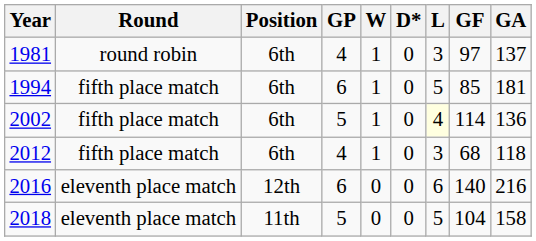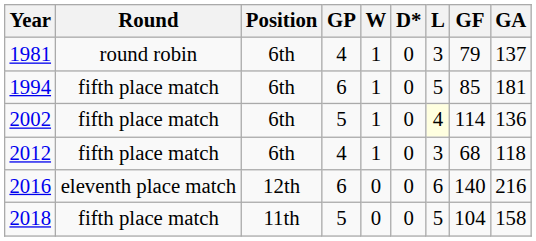(470, 53) 97 -> (470, 53) 79
(148, 218) eleventh place match -> (148, 218) fifth place match
